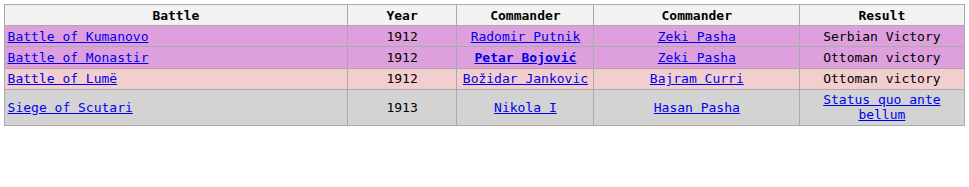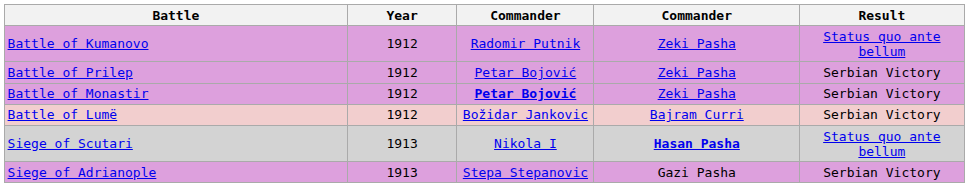(882, 36) Serbian Victory -> (882, 44) Status quo ante bellum
+ row: (70, 72)
(882, 57) Ottoman victory -> (882, 94) Serbian Victory
(882, 79) Ottoman victory -> (882, 115) Serbian Victory
(697, 107) normal -> (697, 144) bold
+ row: (82, 172)
